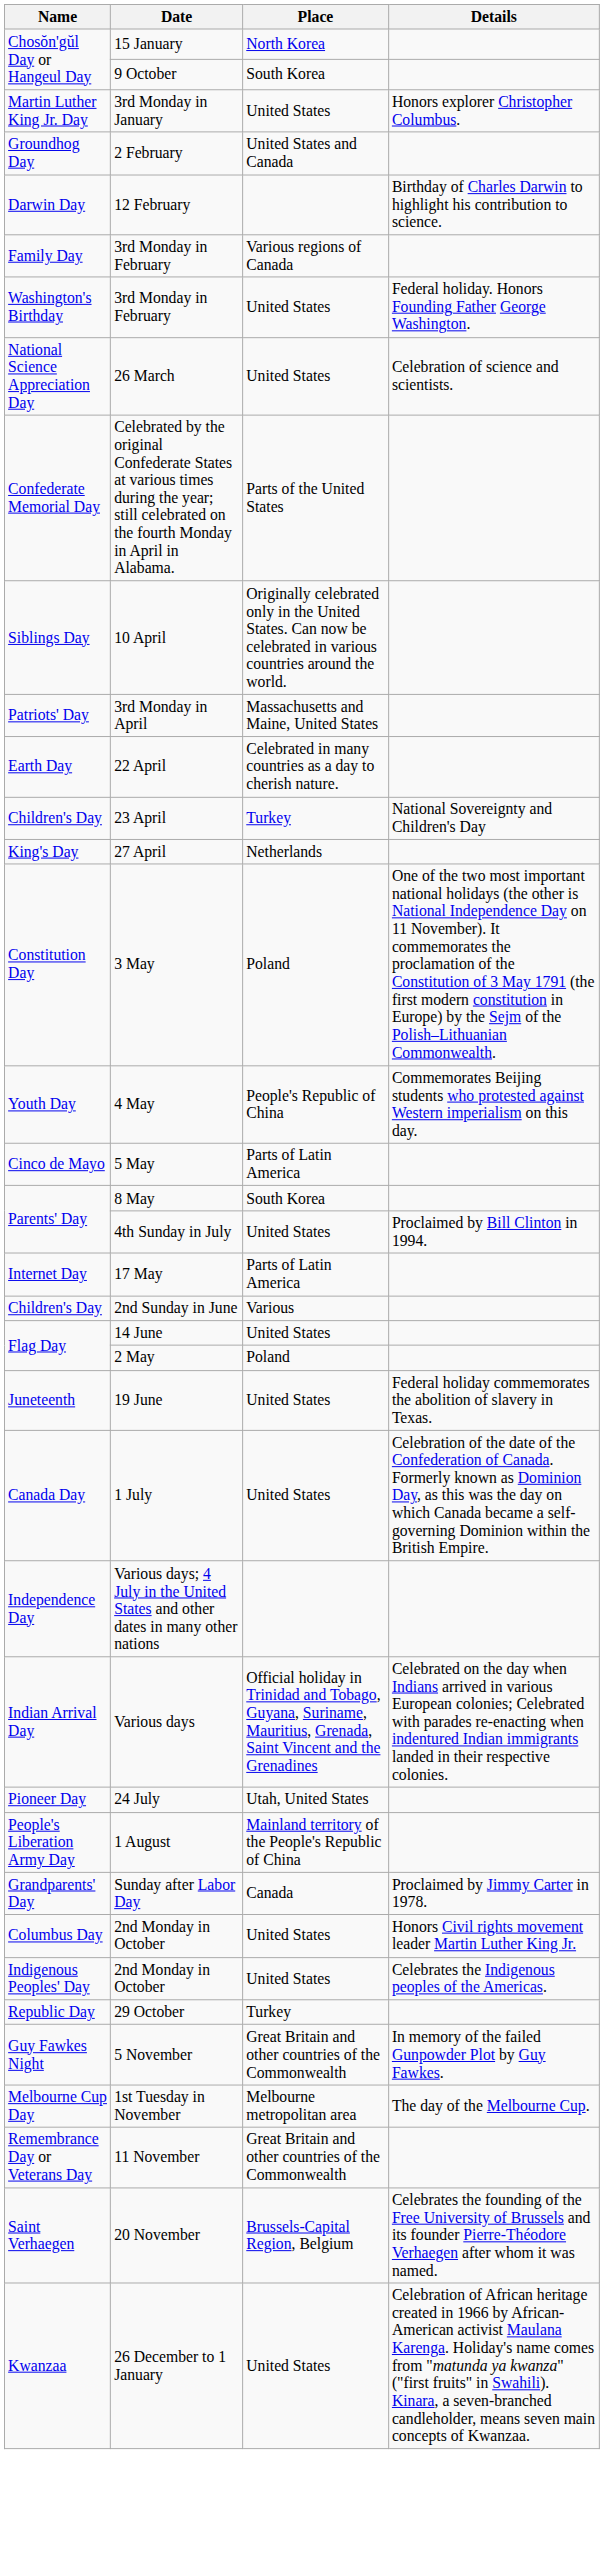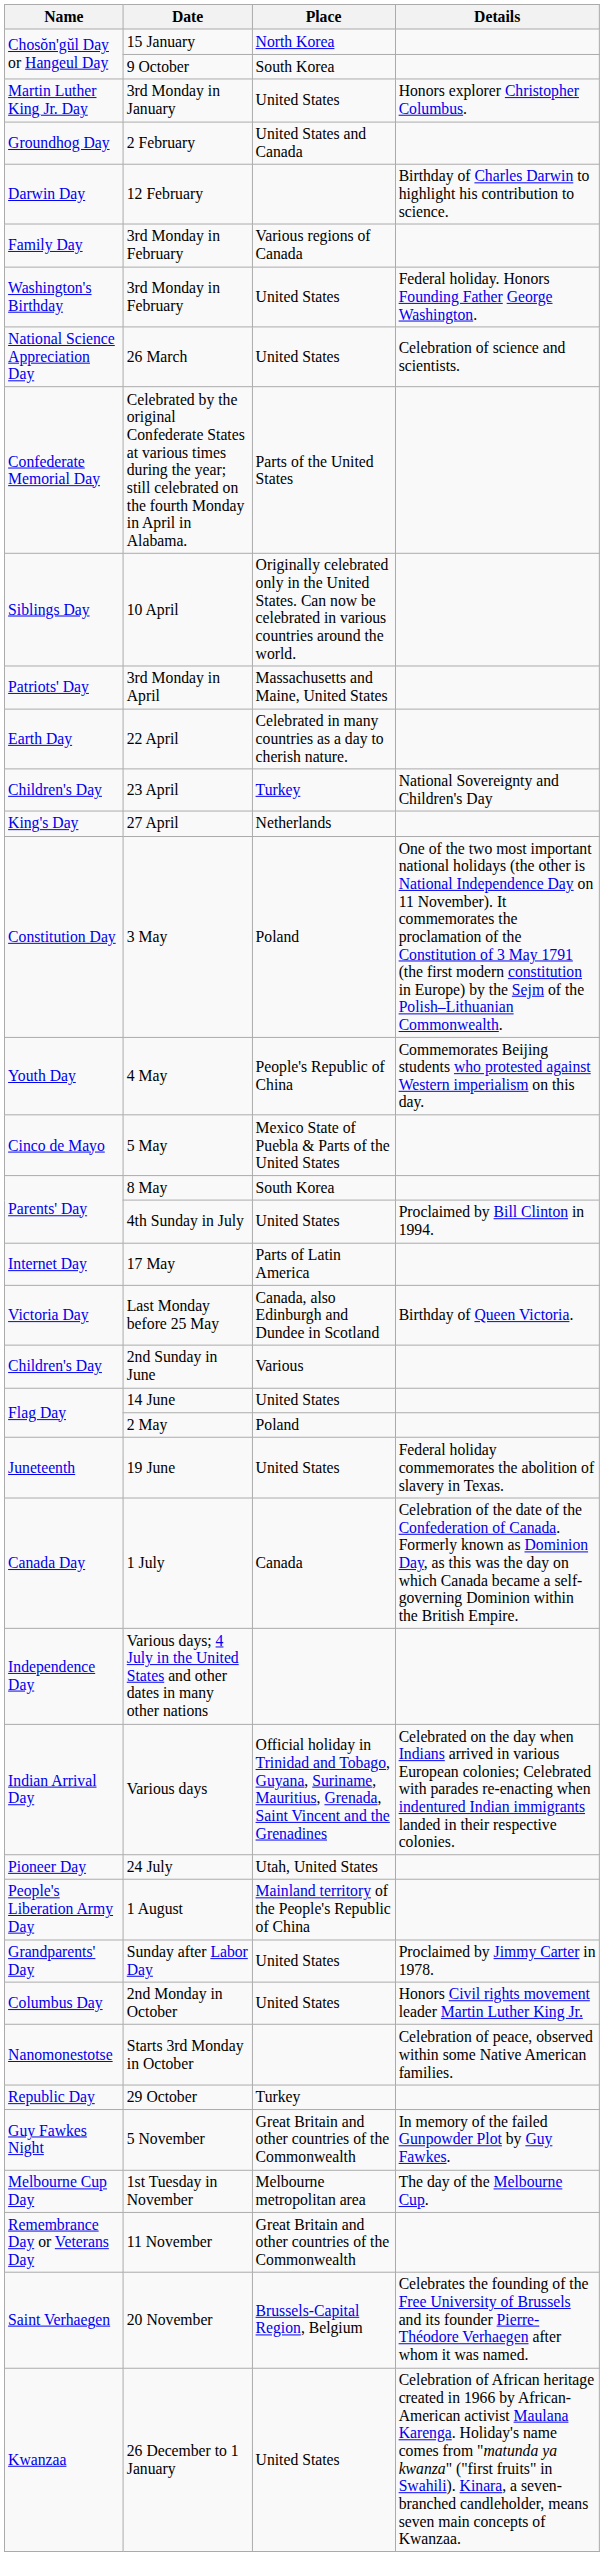(289, 1164) Parts of Latin America -> (323, 1145) Mexico State of Puebla & Parts of the United States
+ row: (48, 1315)
(288, 1495) United States -> (279, 1563) Canada
(270, 1893) Canada -> (298, 1960) United States
- row: (49, 1978)
+ row: (60, 2054)
